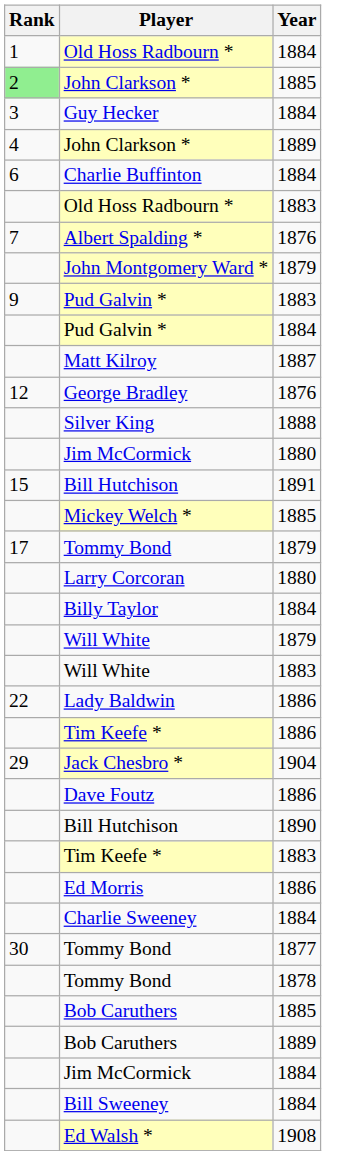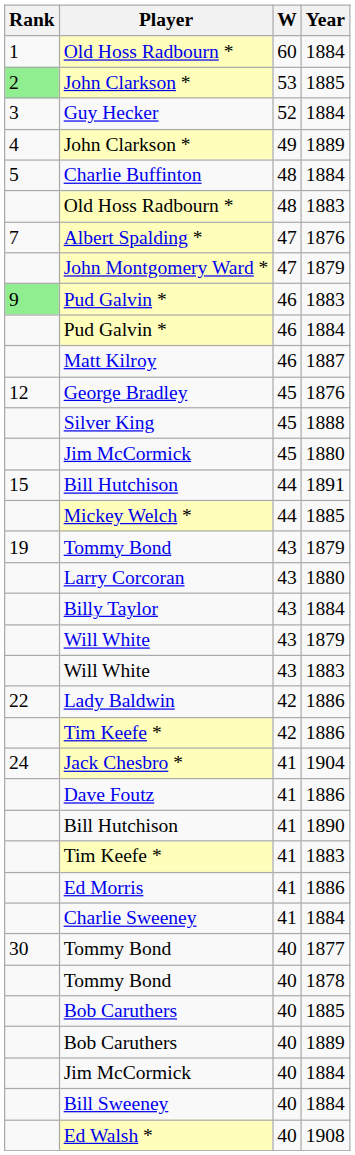+ column: (287, 20)
(14, 175) 6 -> (14, 175) 5
(14, 299) no background -> (14, 299) lightgreen background
(19, 546) 17 -> (19, 546) 19
(19, 763) 29 -> (19, 763) 24
